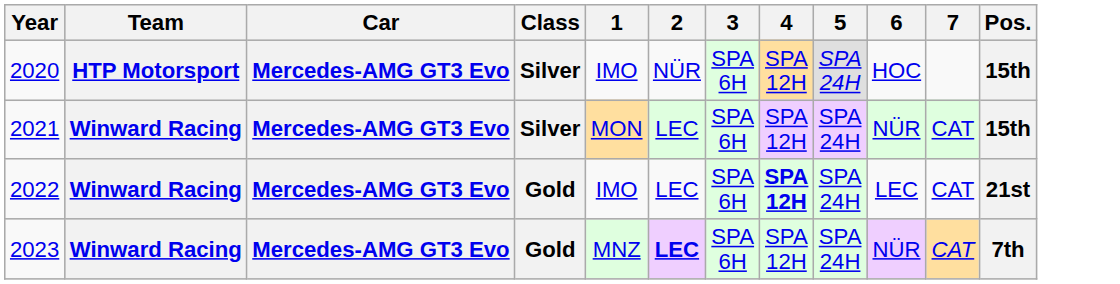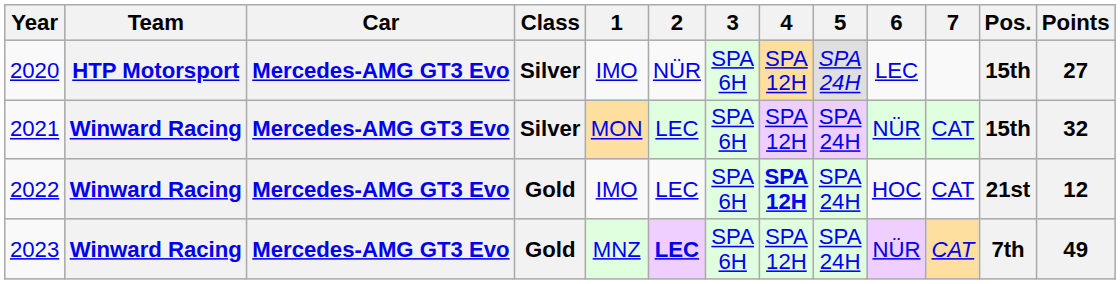+ column: (1076, 23)
(897, 70) HOC -> (897, 70) LEC
(897, 189) LEC -> (897, 189) HOC
